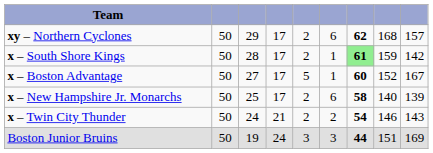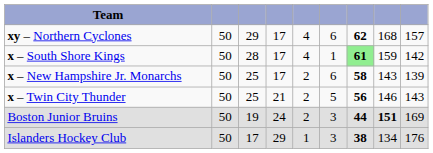(306, 35) 2 -> (306, 35) 4
(306, 55) 2 -> (306, 55) 4
- row: (65, 76)
(387, 96) 140 -> (387, 76) 143
(252, 117) 24 -> (252, 96) 25
(333, 117) 2 -> (333, 96) 5
(360, 117) 54 -> (360, 96) 56
(306, 138) 3 -> (306, 117) 2
(387, 138) normal -> (387, 117) bold
+ row: (67, 138)
